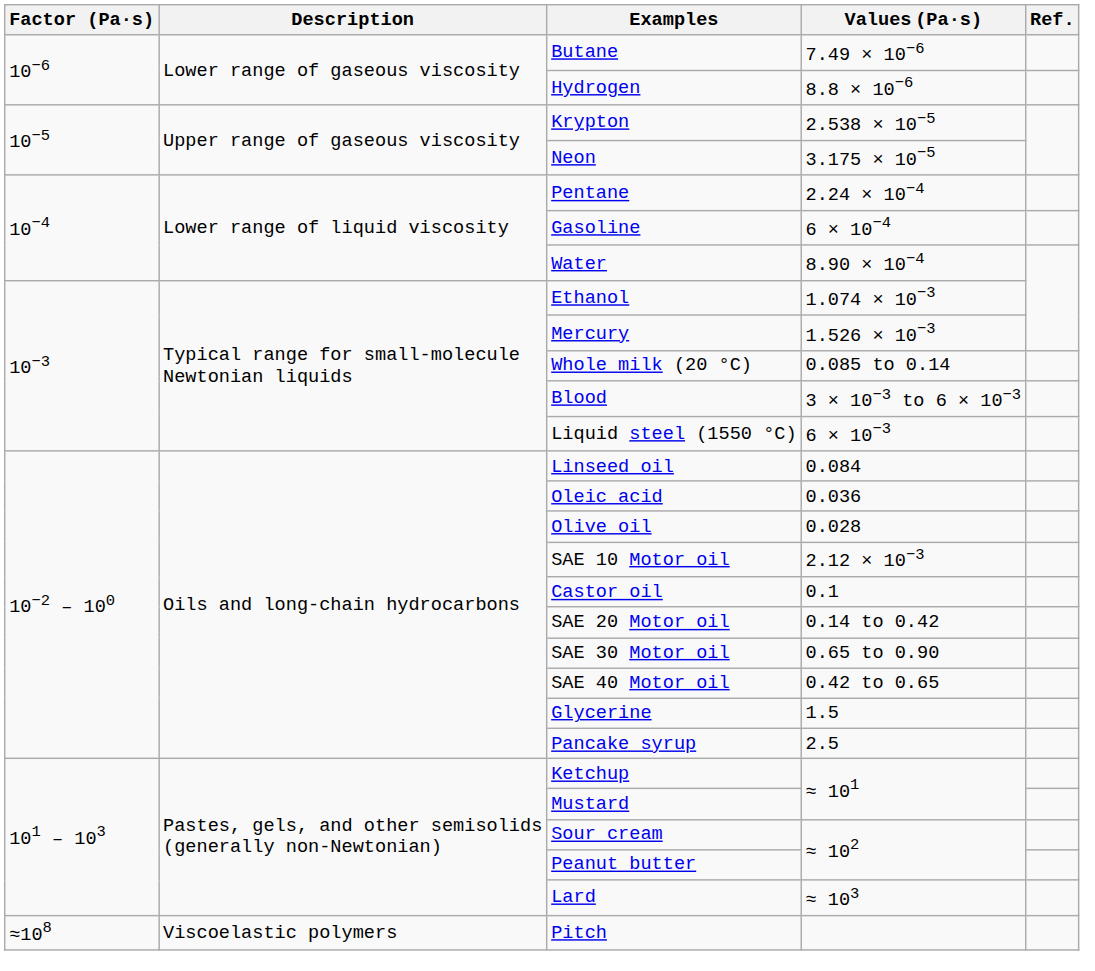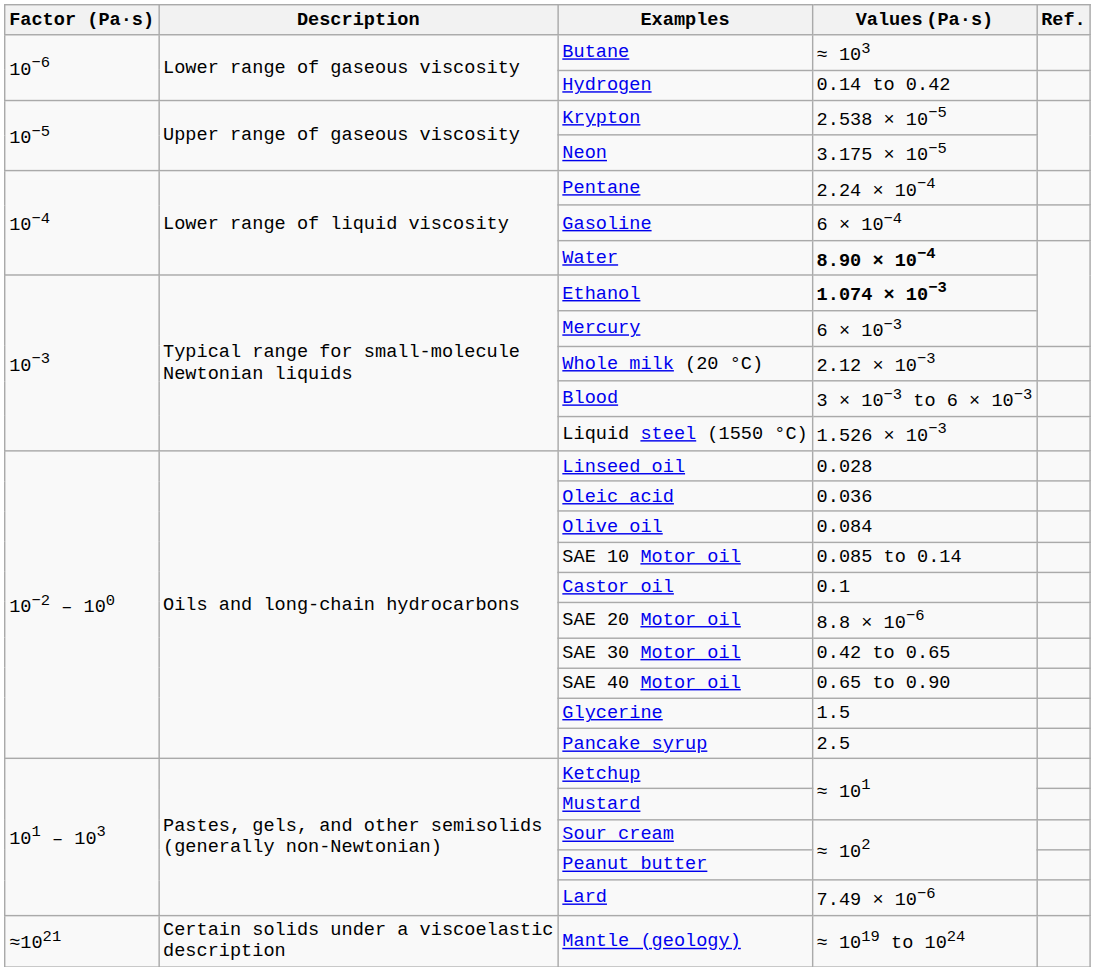(865, 53) 7.49 × 10−6 -> (844, 53) ≈ 103
(859, 88) 8.8 × 10−6 -> (884, 85) 0.14 to 0.42
(865, 263) normal -> (876, 258) bold
(871, 298) normal -> (882, 293) bold
(871, 333) 1.526 × 10−3 -> (859, 328) 6 × 10−3
(878, 366) 0.085 to 0.14 -> (876, 363) 2.12 × 10−3
(848, 433) 6 × 10−3 -> (882, 433) 1.526 × 10−3
(833, 466) 0.084 -> (845, 466) 0.028
(833, 527) 0.028 -> (845, 527) 0.084
(865, 559) 2.12 × 10−3 -> (889, 557) 0.085 to 0.14
(872, 622) 0.14 to 0.42 -> (871, 620) 8.8 × 10−6
(872, 653) 0.65 to 0.90 -> (884, 653) 0.42 to 0.65
(872, 683) 0.42 to 0.65 -> (884, 683) 0.65 to 0.90
(832, 897) ≈ 103 -> (876, 897) 7.49 × 10−6
- row: (579, 932)
+ row: (652, 941)
